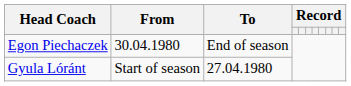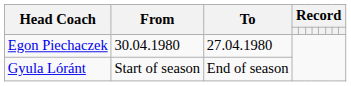(248, 45) End of season -> (240, 45) 27.04.1980
(240, 68) 27.04.1980 -> (248, 68) End of season
